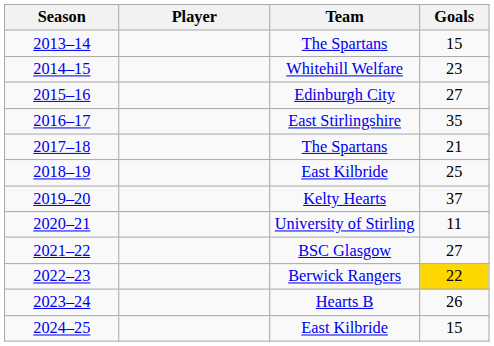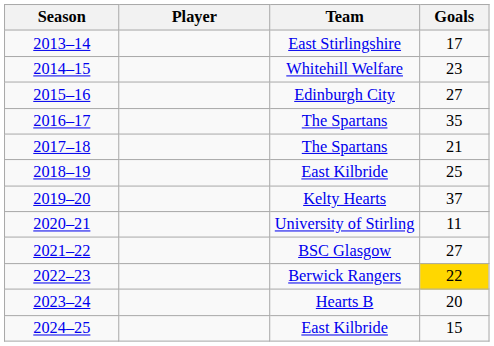(345, 43) The Spartans -> (345, 43) East Stirlingshire
(454, 43) 15 -> (454, 43) 17
(345, 120) East Stirlingshire -> (345, 120) The Spartans
(454, 302) 26 -> (454, 302) 20
